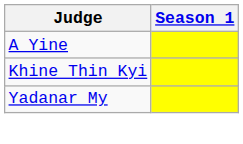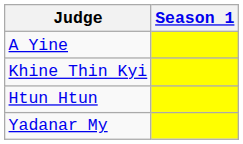+ row: (53, 99)
